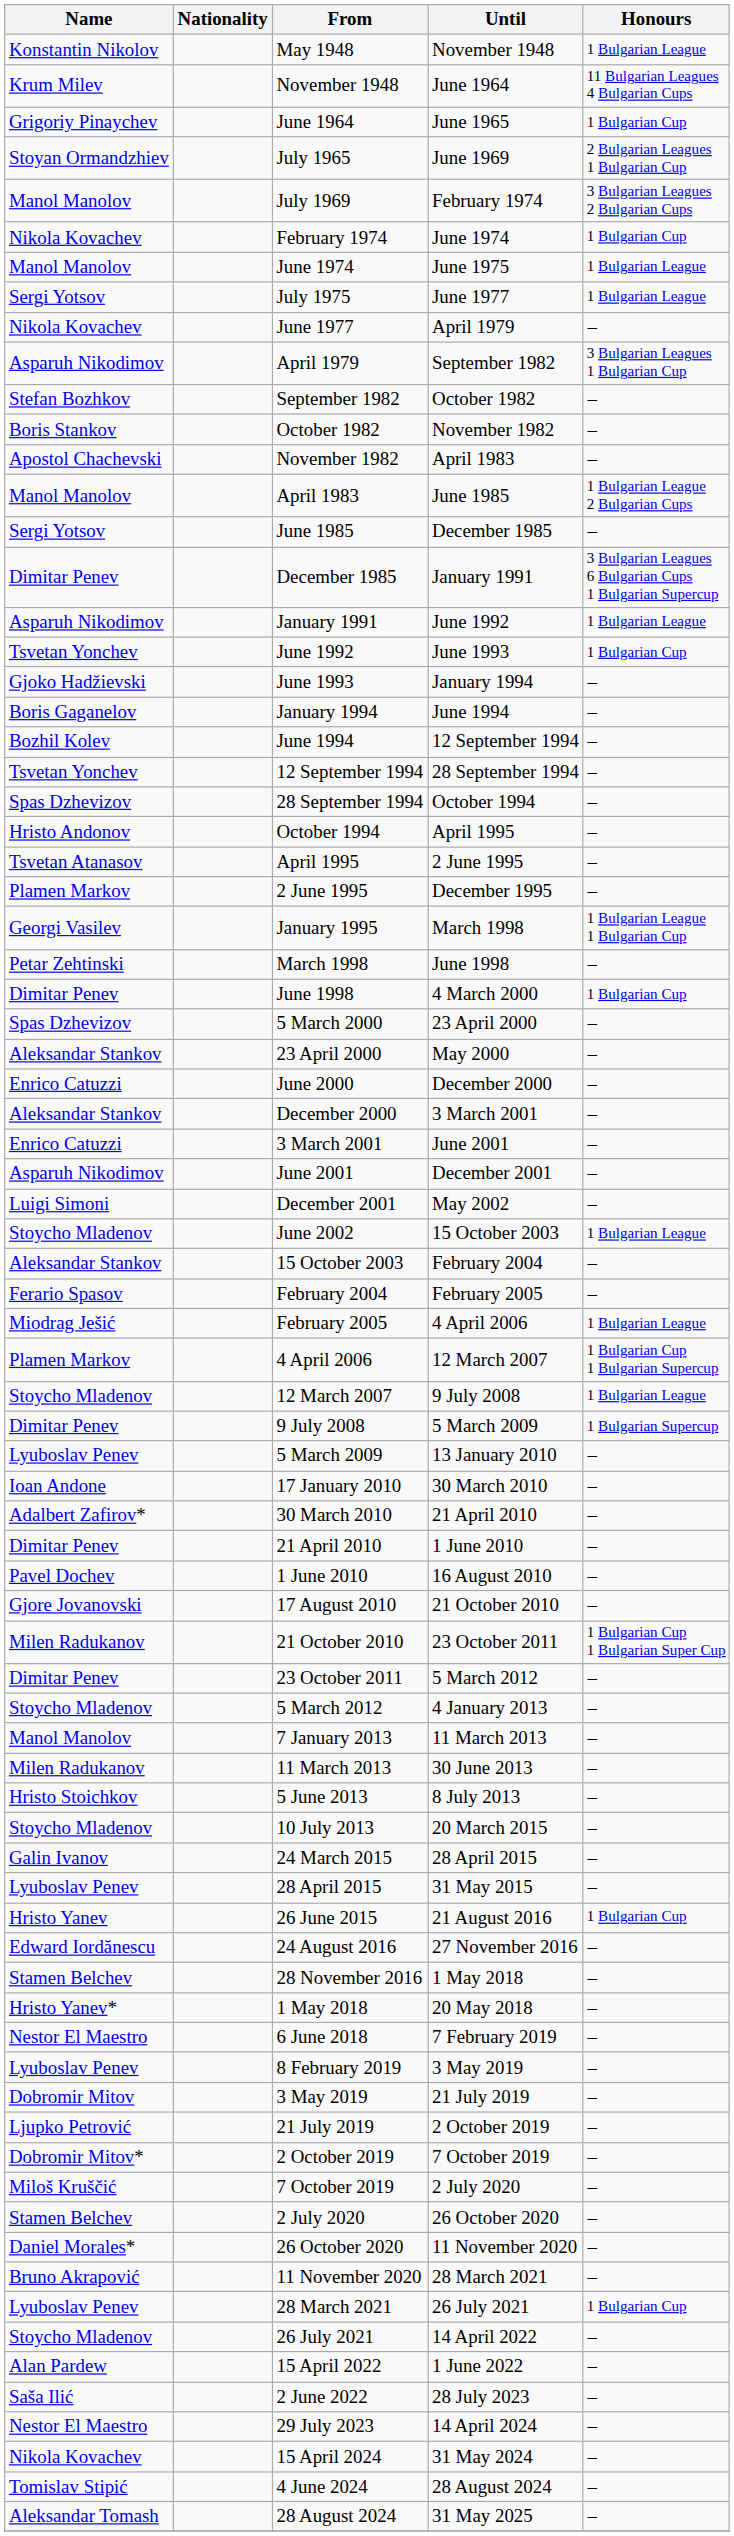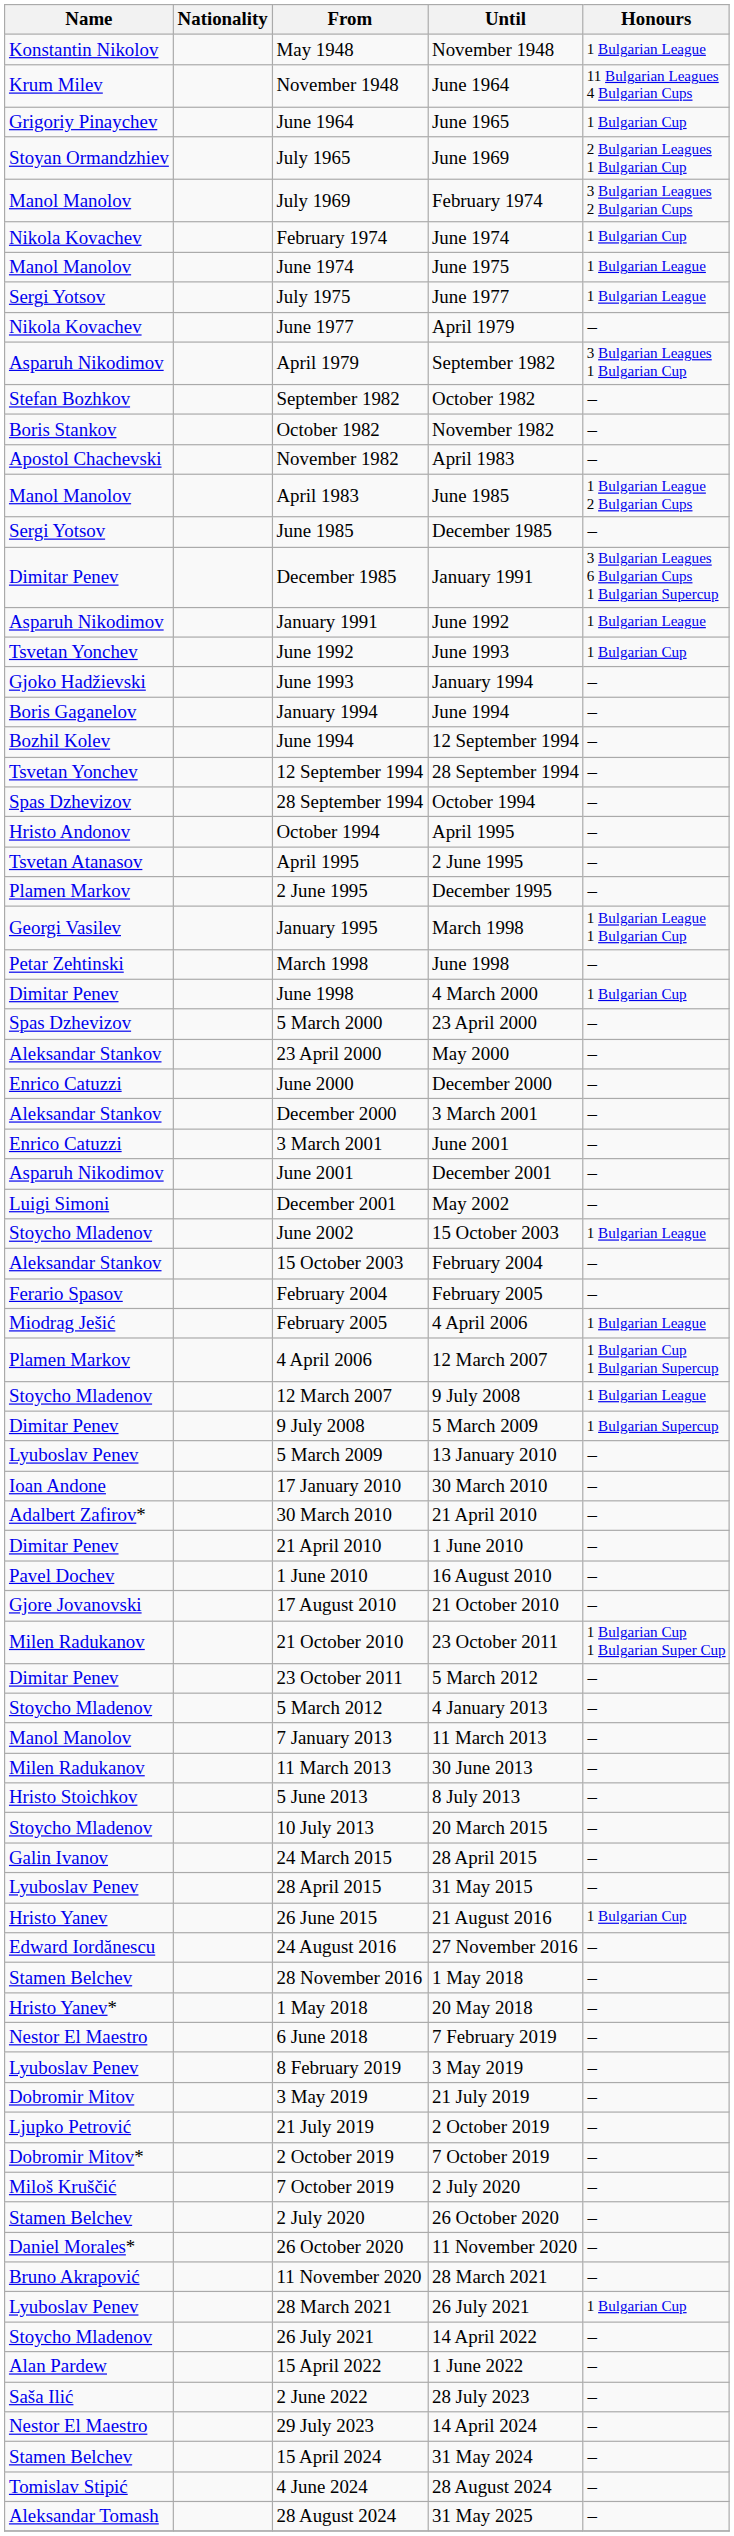(75, 2456) Nikola Kovachev -> (71, 2456) Stamen Belchev
